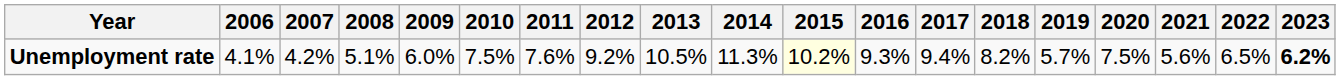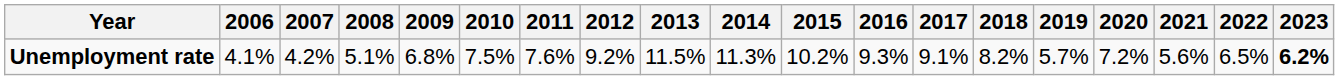(430, 56) 6.0% -> (430, 56) 6.8%
(676, 56) 10.5% -> (675, 56) 11.5%
(819, 56) lightyellow background -> (817, 56) no background
(945, 56) 9.4% -> (944, 56) 9.1%
(1125, 56) 7.5% -> (1124, 56) 7.2%
